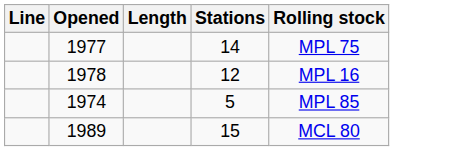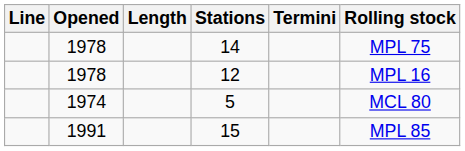+ column: (305, 18)
(86, 46) 1977 -> (86, 46) 1978
(329, 103) MPL 85 -> (400, 103) MCL 80
(86, 131) 1989 -> (86, 131) 1991
(329, 131) MCL 80 -> (400, 131) MPL 85
